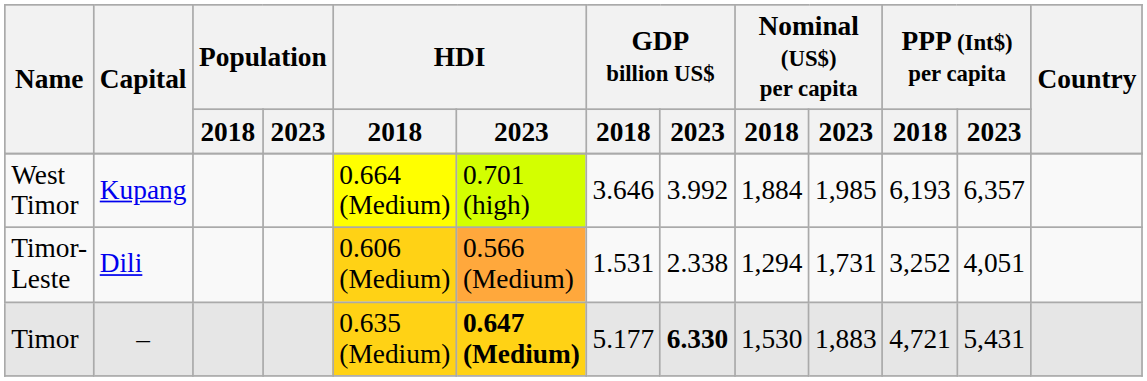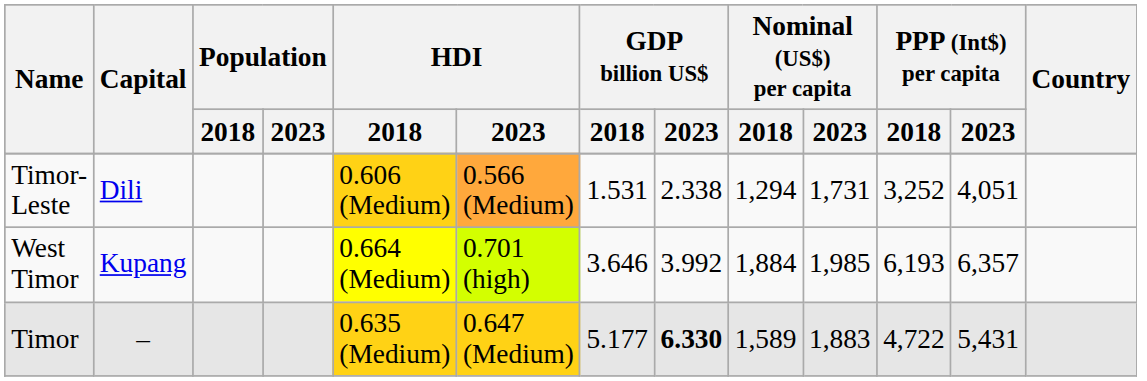rows swapped: (45, 189) <-> (49, 264)
(521, 338) bold -> (518, 338) normal
(772, 338) 1,530 -> (766, 338) 1,589
(920, 338) 4,721 -> (914, 338) 4,722
